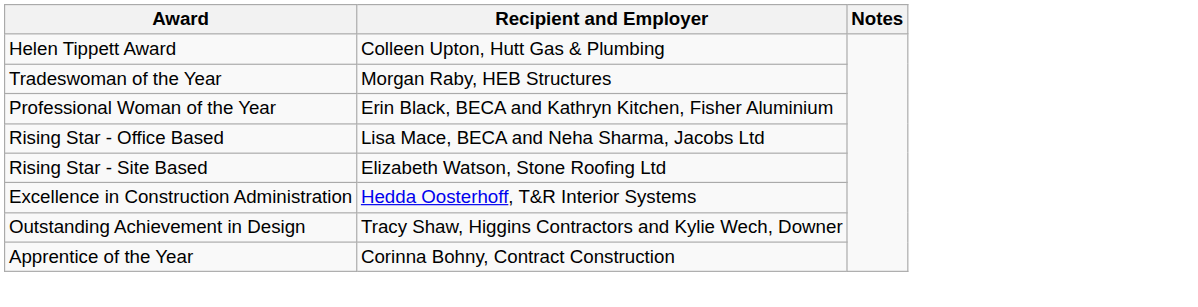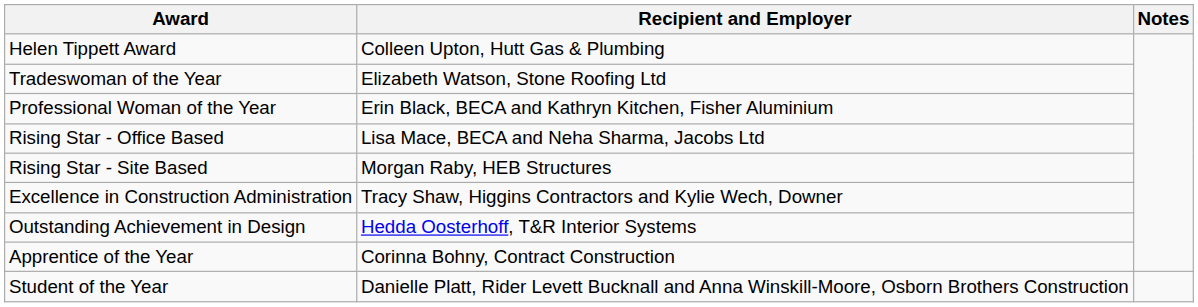(486, 78) Morgan Raby, HEB Structures -> (514, 78) Elizabeth Watson, Stone Roofing Ltd
(514, 167) Elizabeth Watson, Stone Roofing Ltd -> (486, 167) Morgan Raby, HEB Structures
(529, 197) Hedda Oosterhoff, T&R Interior Systems -> (602, 197) Tracy Shaw, Higgins Contractors and Kylie Wech, Downer
(602, 227) Tracy Shaw, Higgins Contractors and Kylie Wech, Downer -> (529, 227) Hedda Oosterhoff, T&R Interior Systems
+ row: (89, 286)
